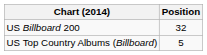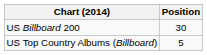(181, 27) 32 -> (181, 27) 30
